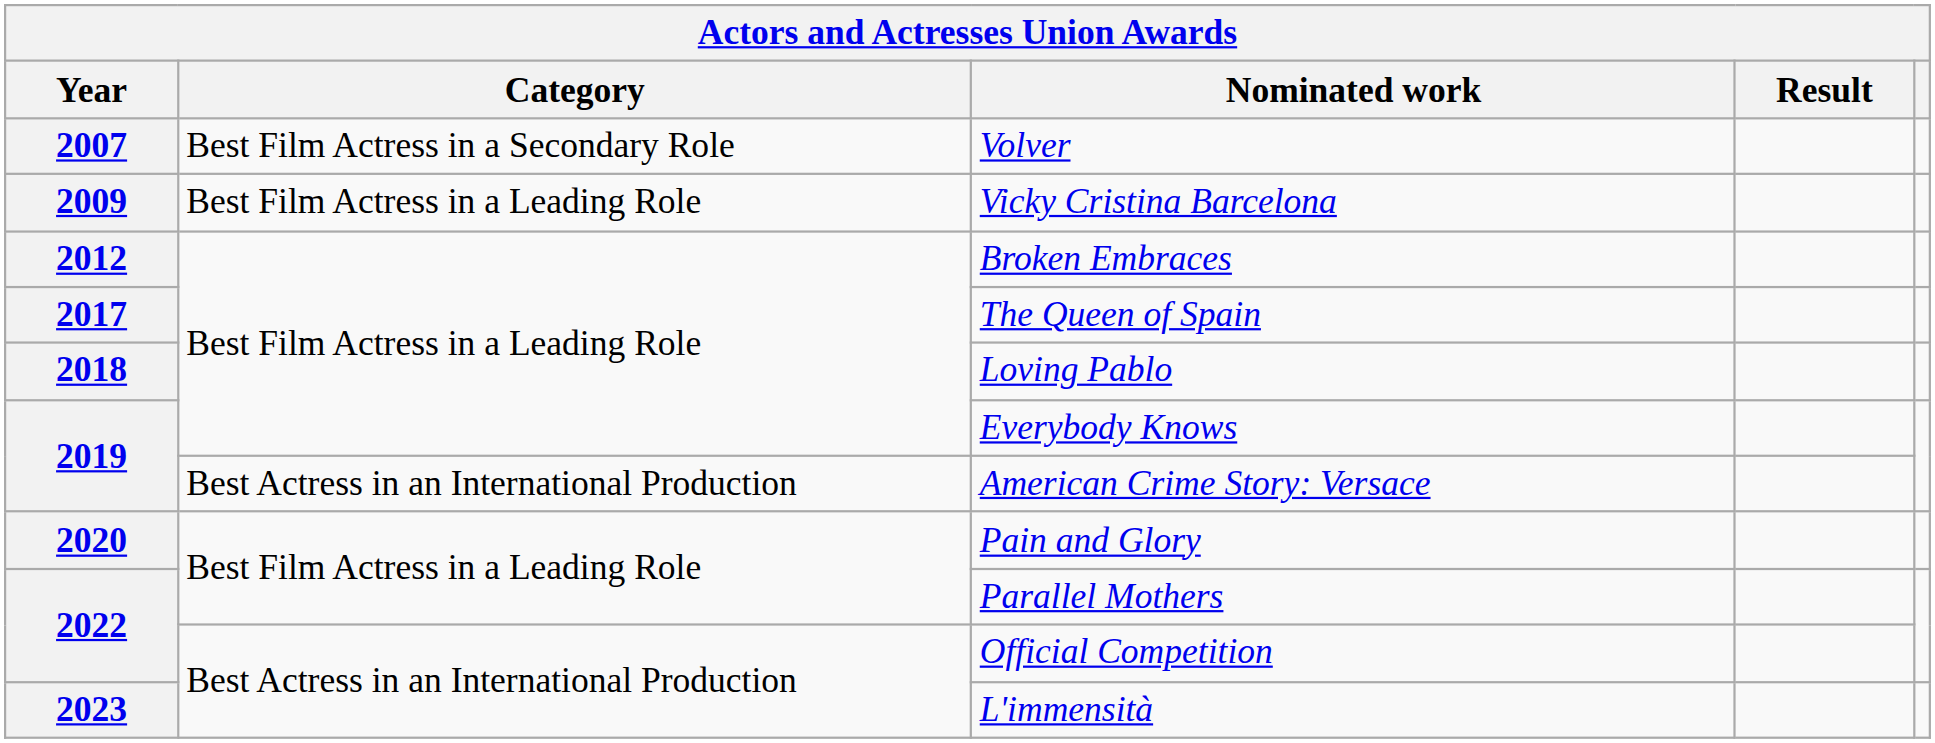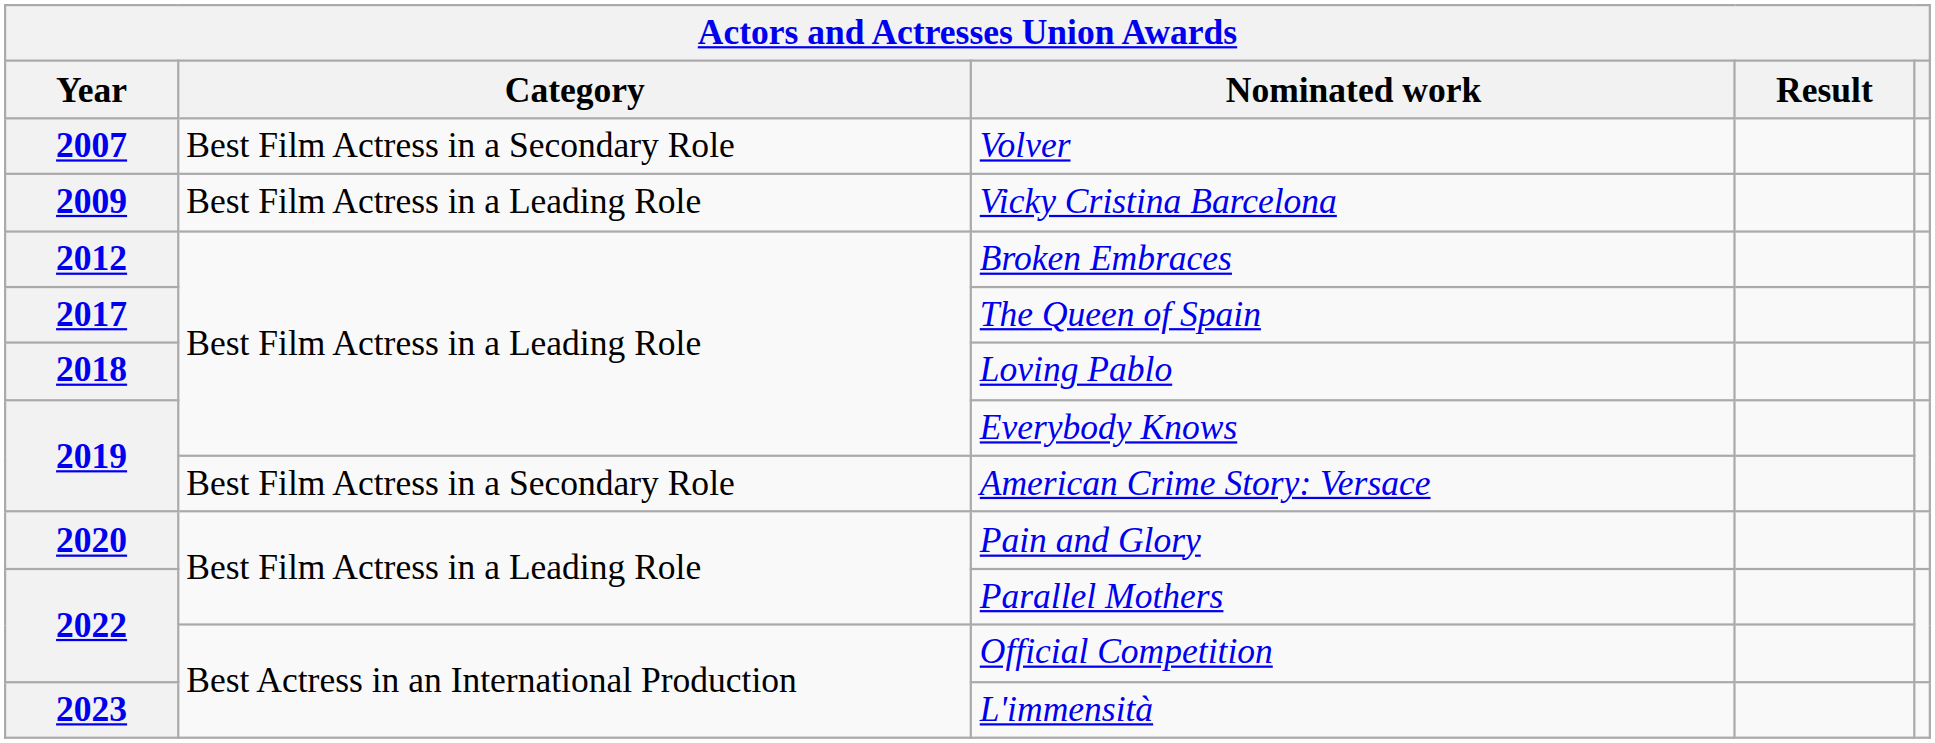(492, 483) Best Actress in an International Production -> (461, 483) Best Film Actress in a Secondary Role
